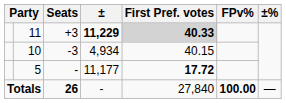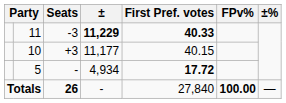(71, 32) +3 -> (73, 32) -3
(199, 32) lightgrey background -> (199, 32) no background
(73, 51) -3 -> (71, 51) +3
(104, 51) 4,934 -> (102, 51) 11,177
(102, 70) 11,177 -> (104, 70) 4,934
